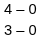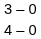rows swapped: (20, 30) <-> (20, 9)
